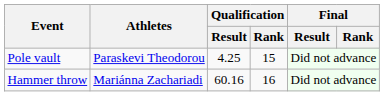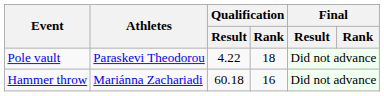(229, 58) 4.25 -> (229, 58) 4.22
(269, 58) 15 -> (269, 58) 18
(229, 80) 60.16 -> (229, 80) 60.18
